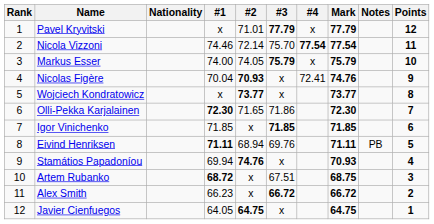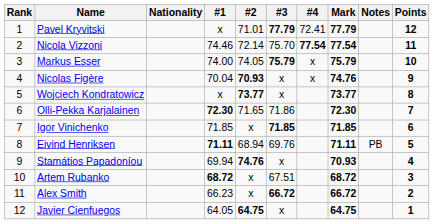(313, 29) x -> (313, 29) 72.41
(313, 78) 72.41 -> (313, 78) x
(343, 177) 68.75 -> (343, 177) 68.72
